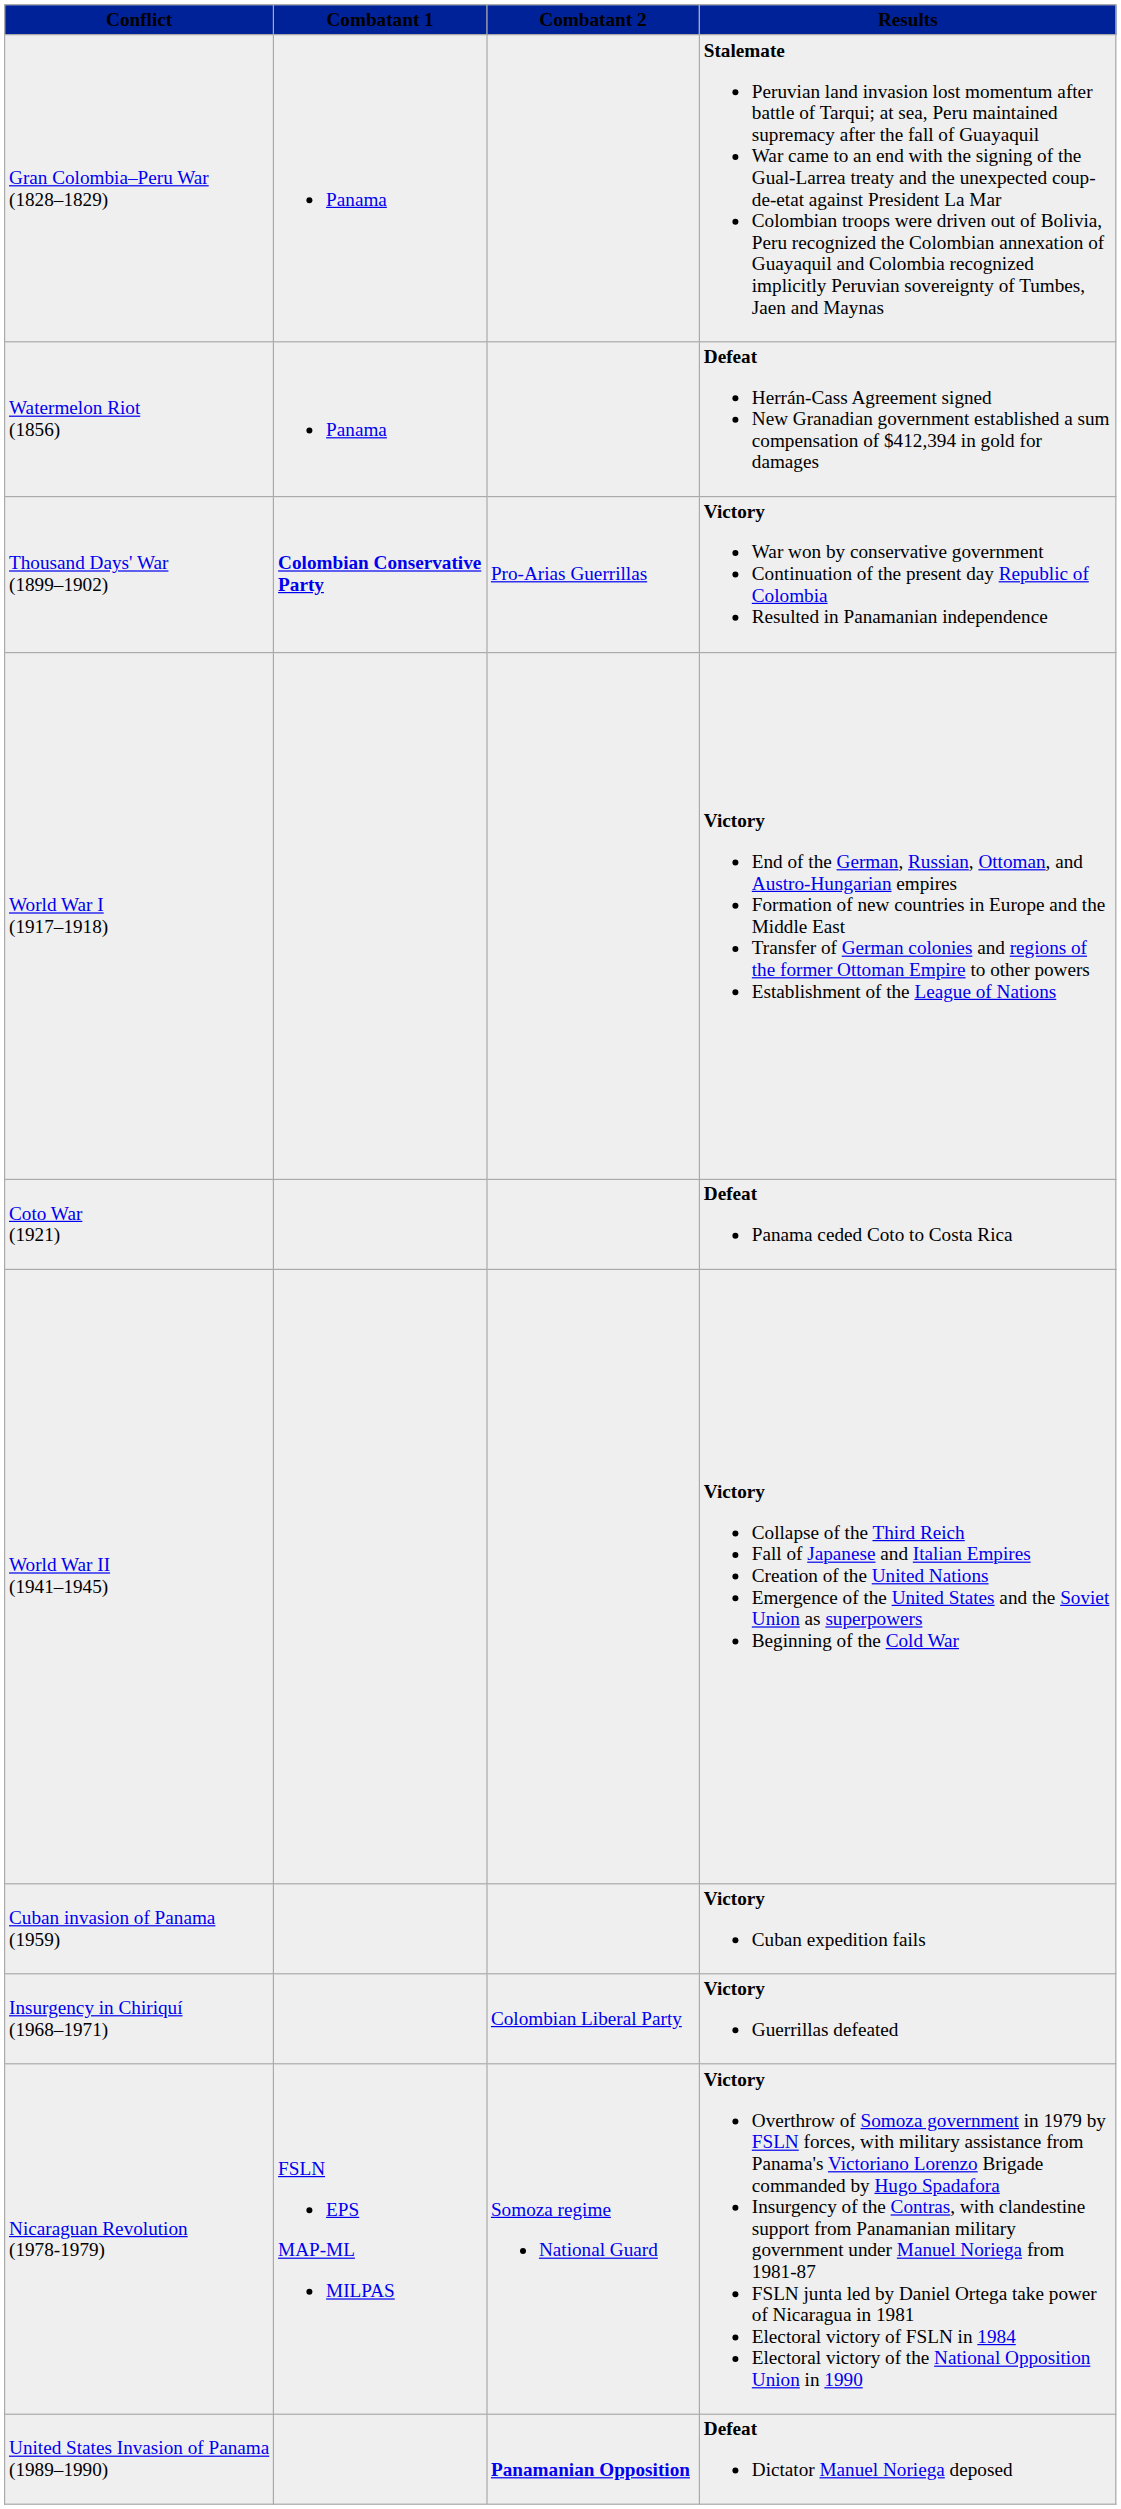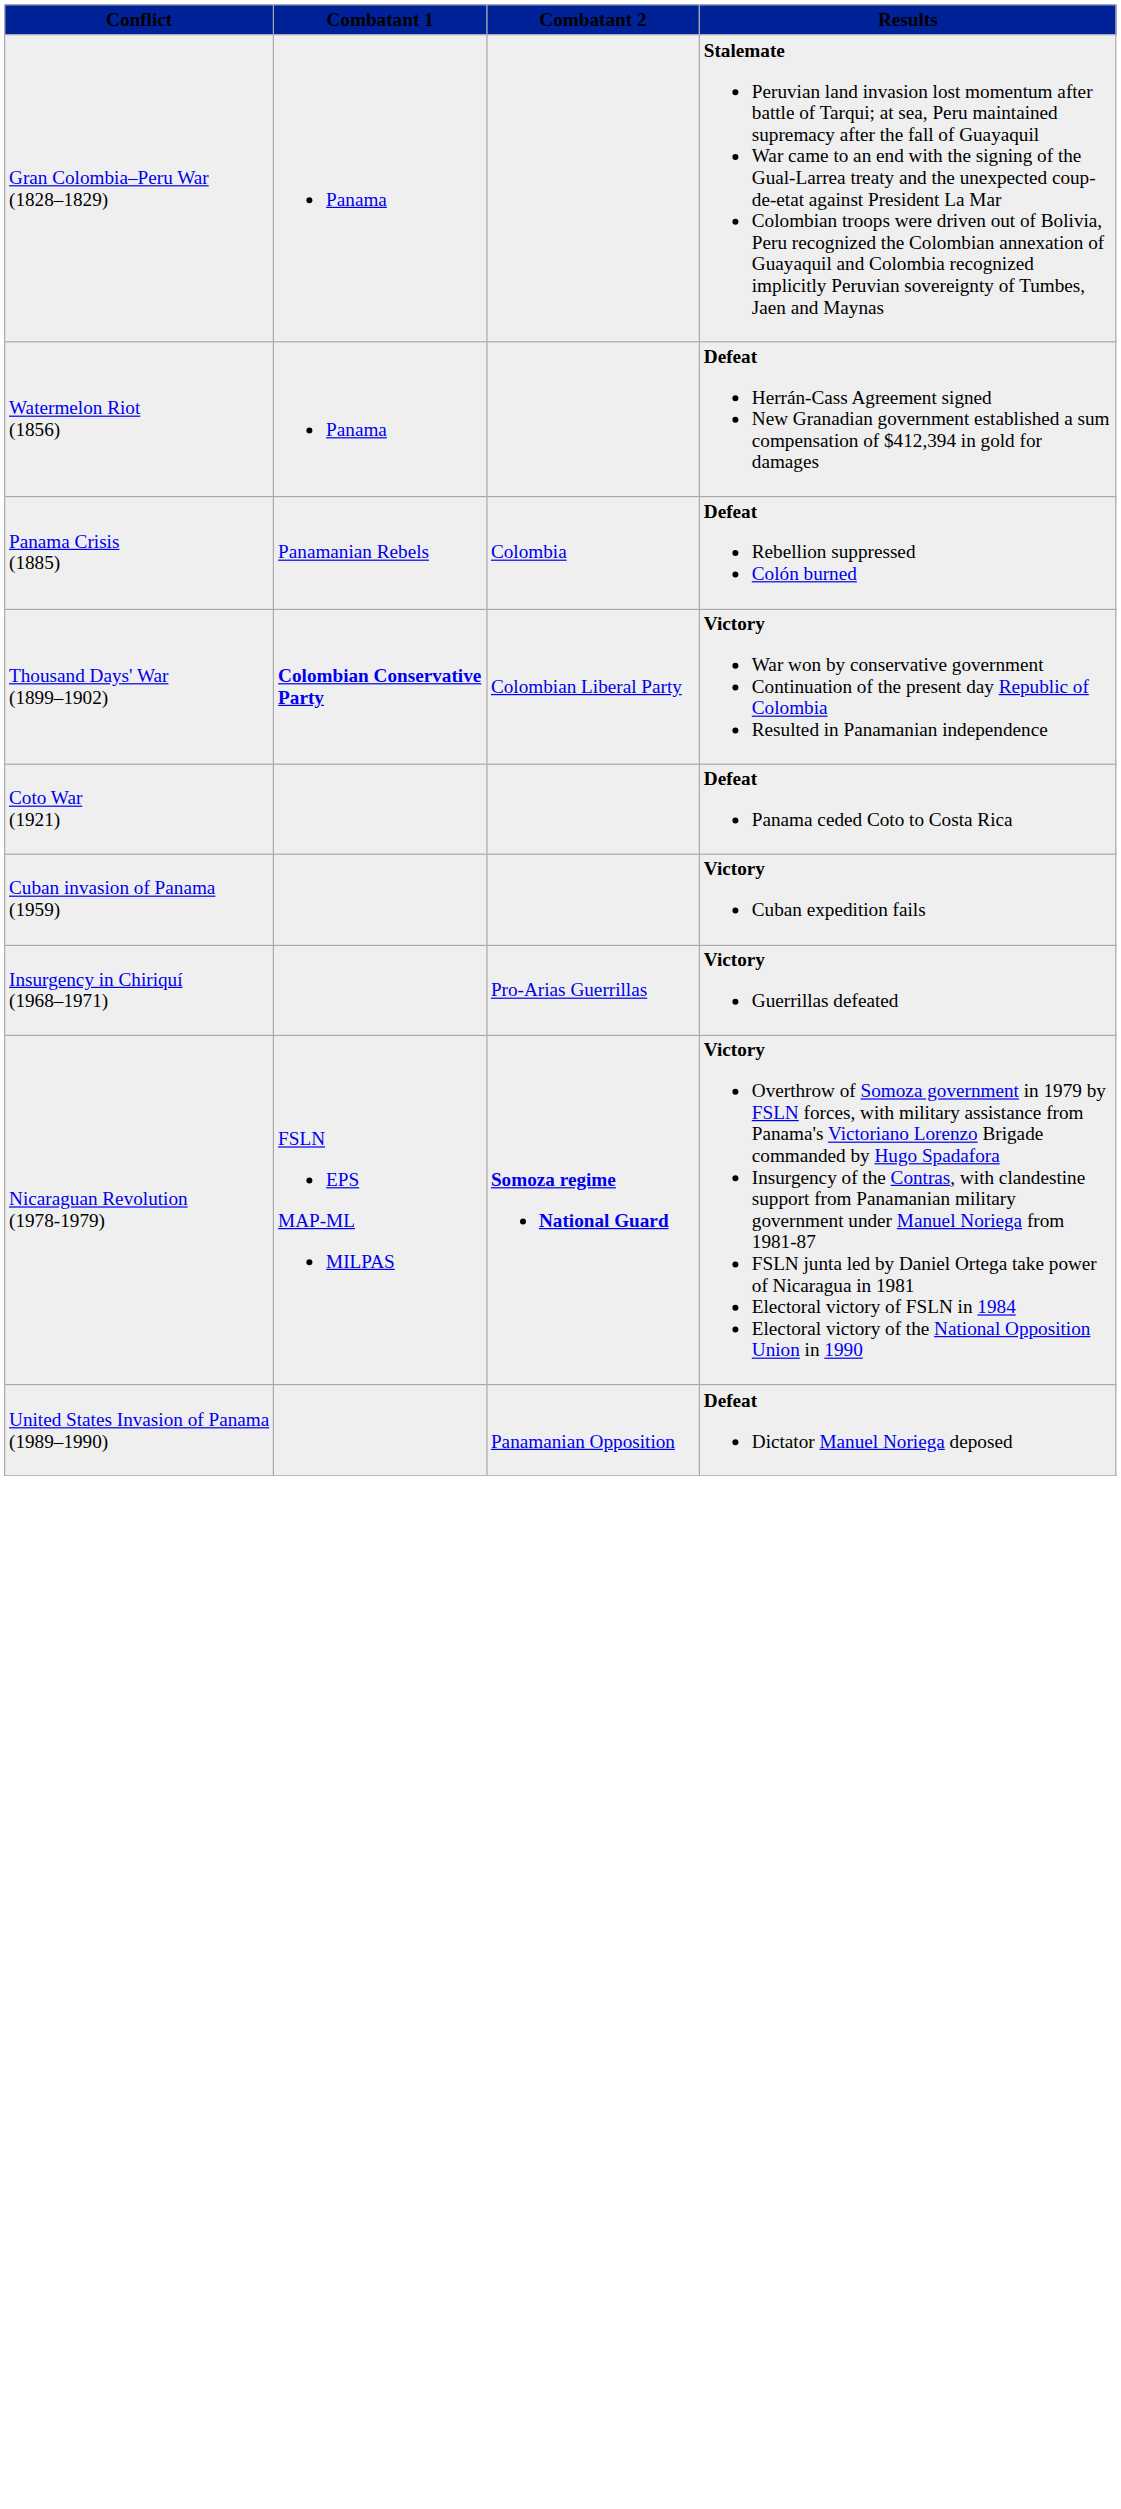+ row: (64, 552)
(569, 574) Pro-Arias Guerrillas -> (586, 686) Colombian Liberal Party
- row: (59, 915)
- row: (60, 1576)
(586, 2018) Colombian Liberal Party -> (569, 990) Pro-Arias Guerrillas
(593, 2229) normal -> (593, 1201) bold
(590, 2469) bold -> (583, 1440) normal
